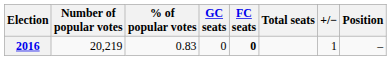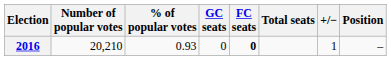(106, 45) 20,219 -> (106, 45) 20,210
(186, 45) 0.83 -> (186, 45) 0.93
